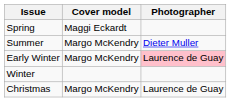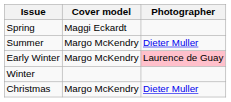(183, 89) Laurence de Guay -> (171, 89) Dieter Muller
